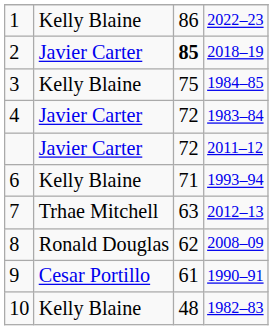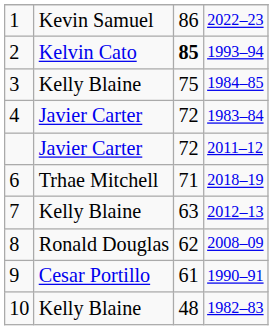(90, 20) Kelly Blaine -> (96, 20) Kevin Samuel
(91, 52) Javier Carter -> (88, 52) Kelvin Cato
(235, 52) 2018–19 -> (235, 52) 1993–94
(90, 180) Kelly Blaine -> (99, 180) Trhae Mitchell
(235, 180) 1993–94 -> (235, 180) 2018–19
(99, 212) Trhae Mitchell -> (90, 212) Kelly Blaine
